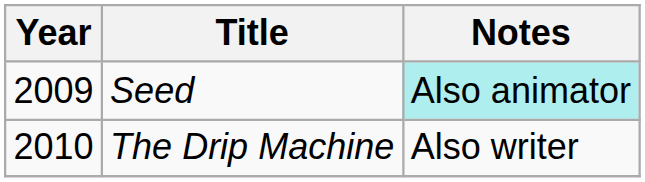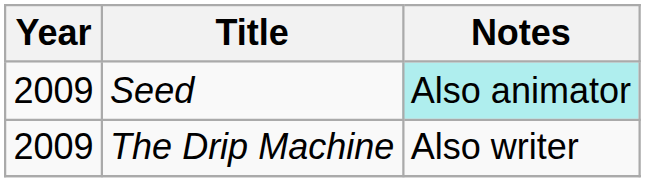(53, 147) 2010 -> (53, 147) 2009
